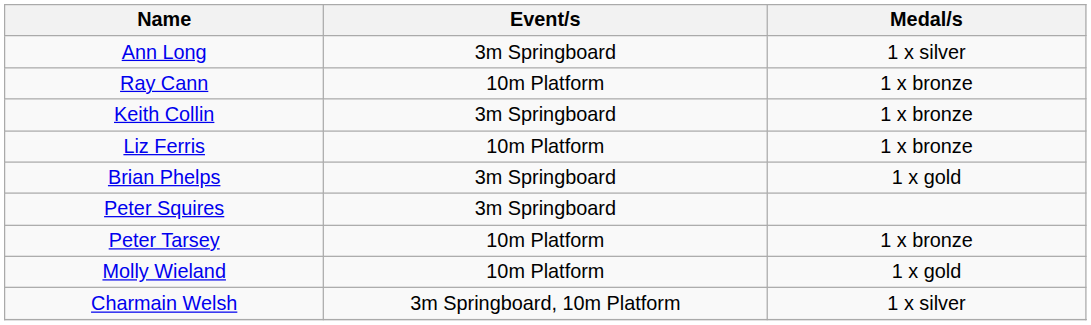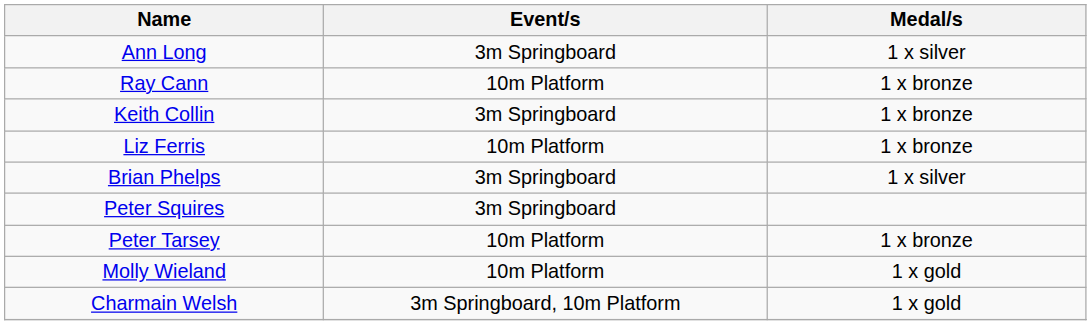(926, 177) 1 x gold -> (926, 177) 1 x silver
(926, 303) 1 x silver -> (926, 303) 1 x gold
